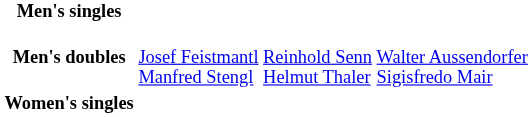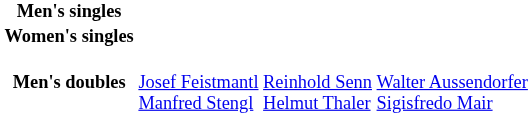rows swapped: (69, 102) <-> (69, 56)
